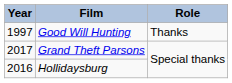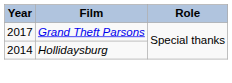- row: (84, 31)
(20, 68) 2016 -> (20, 50) 2014
